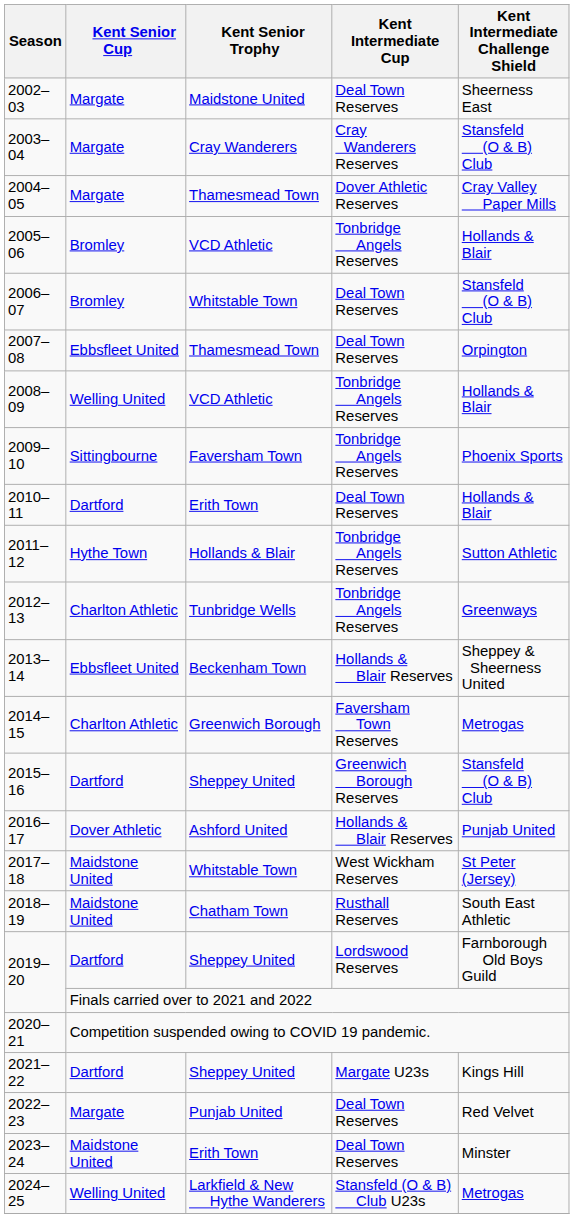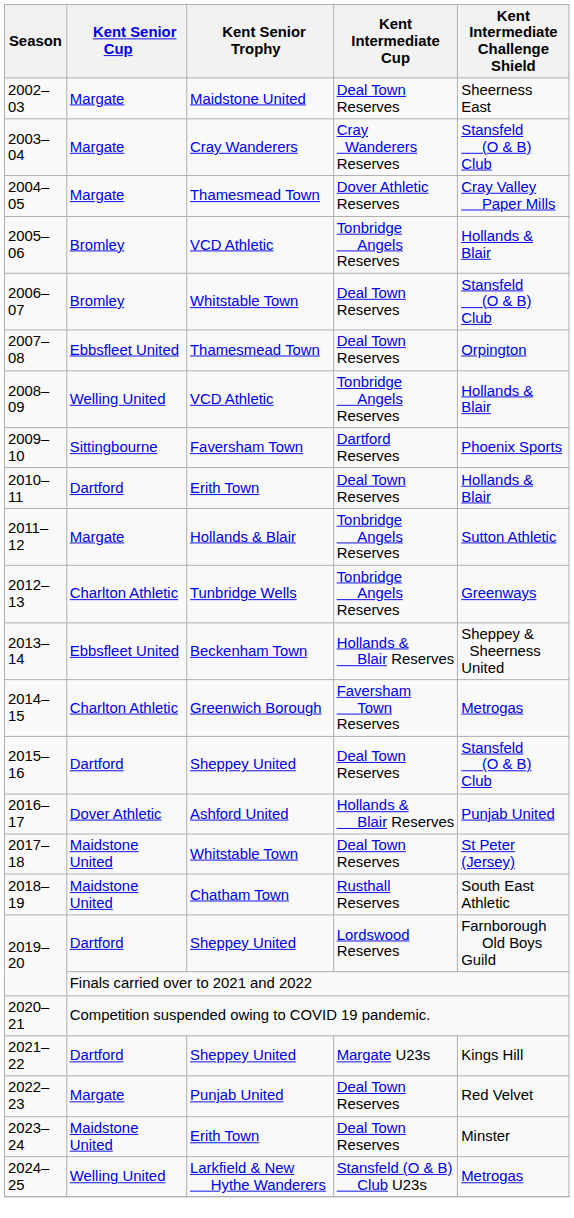(368, 456) Tonbridge Angels Reserves -> (368, 447) Dartford Reserves
(108, 553) Hythe Town -> (97, 536) Margate
(374, 781) Greenwich Borough Reserves -> (371, 765) Deal Town Reserves
(385, 870) West Wickham Reserves -> (371, 854) Deal Town Reserves
